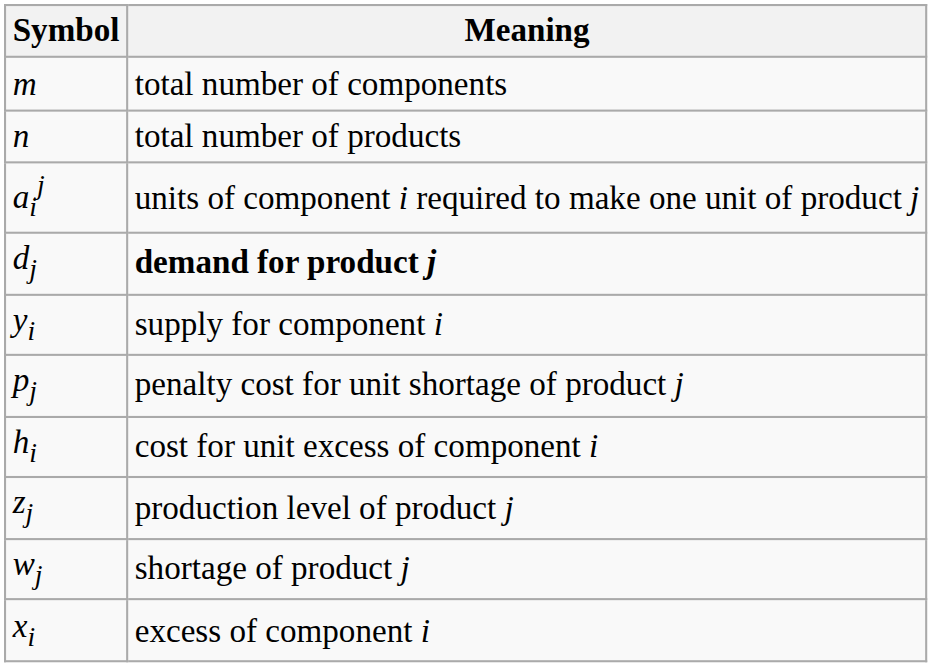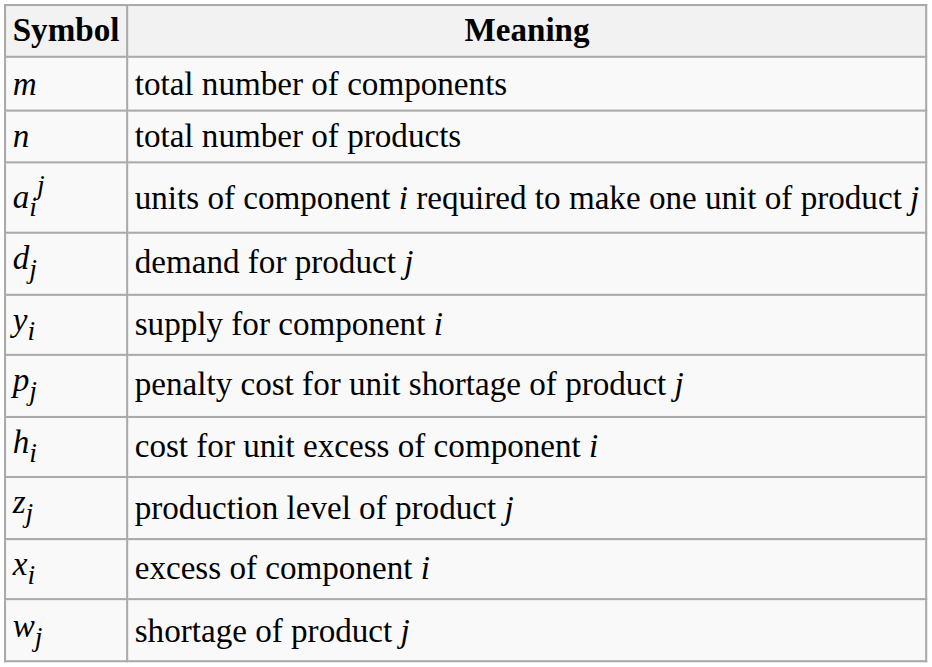(285, 262) bold -> (274, 262) normal
rows swapped: (28, 568) <-> (24, 629)
